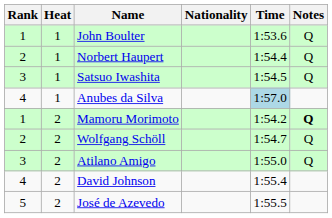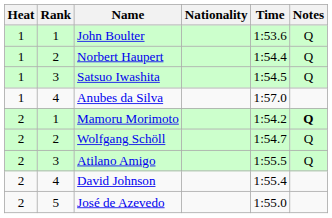columns swapped: (23, 14) <-> (58, 14)
(270, 98) lightblue background -> (270, 98) no background
(270, 160) 1:55.0 -> (270, 160) 1:55.5
(270, 202) 1:55.5 -> (270, 202) 1:55.0
